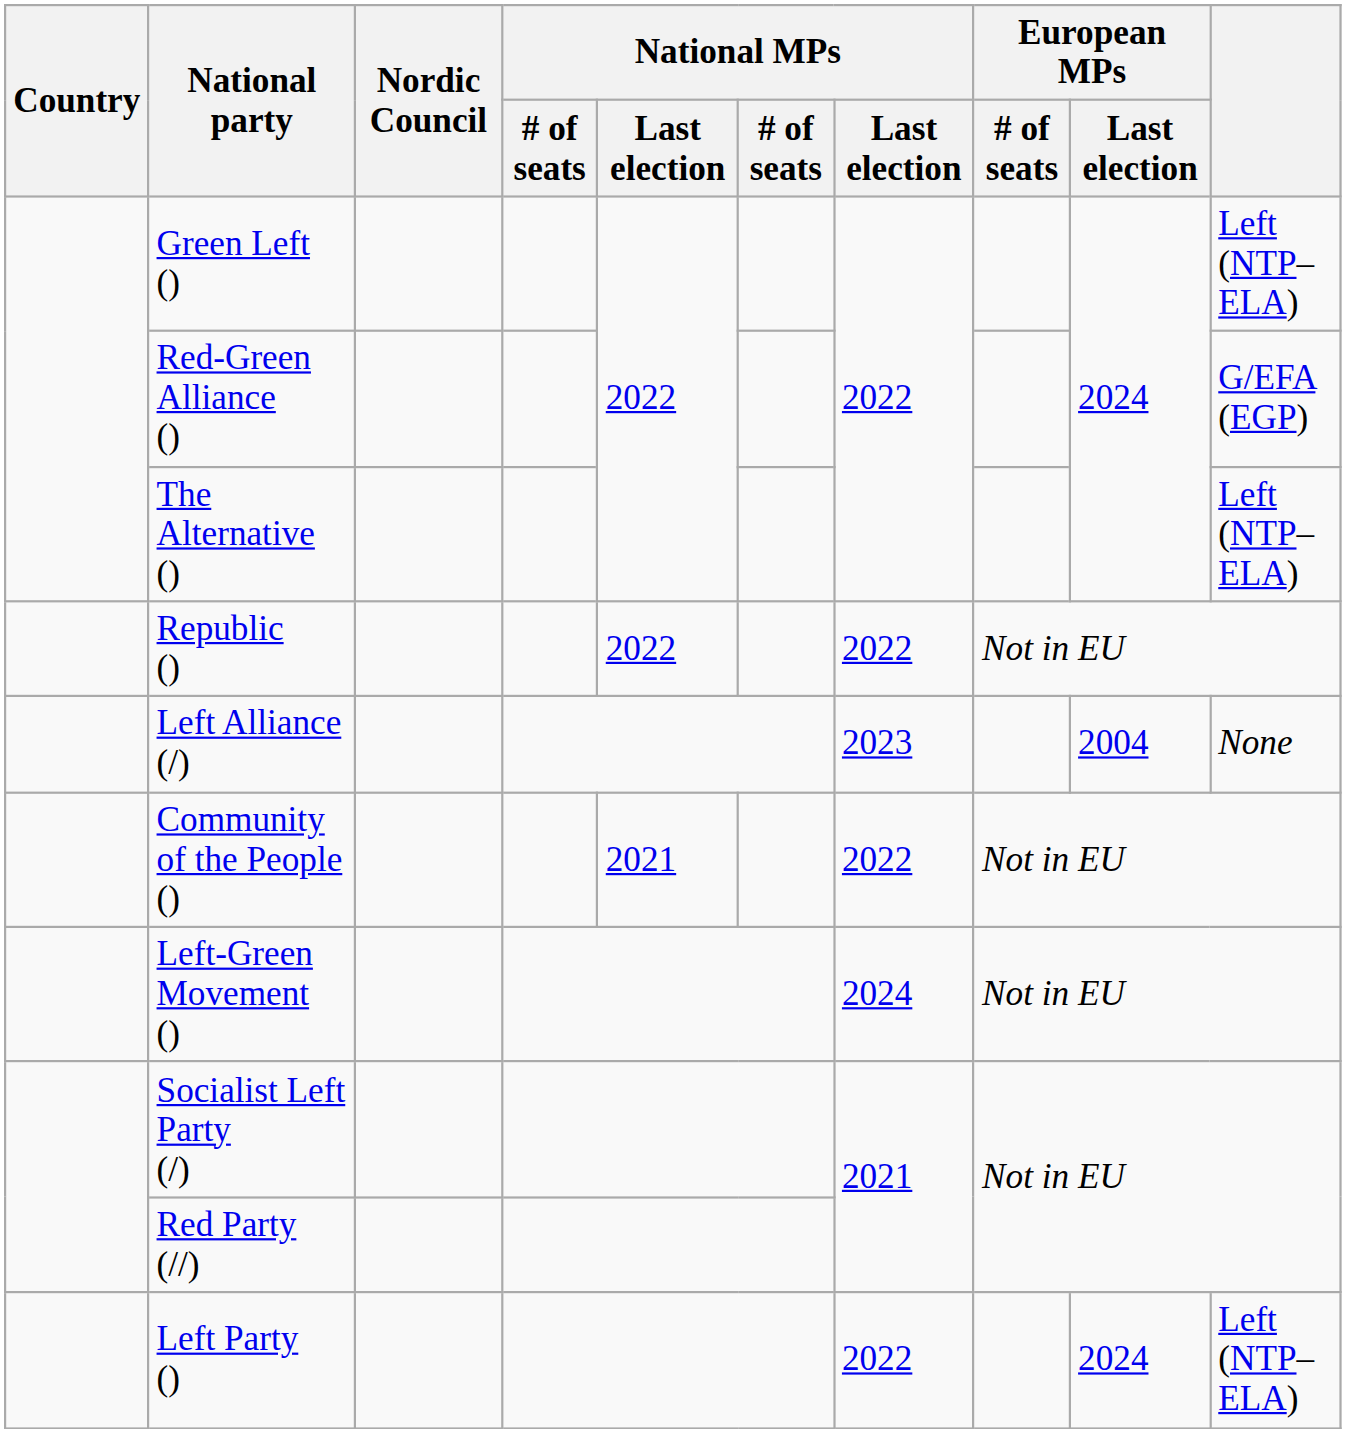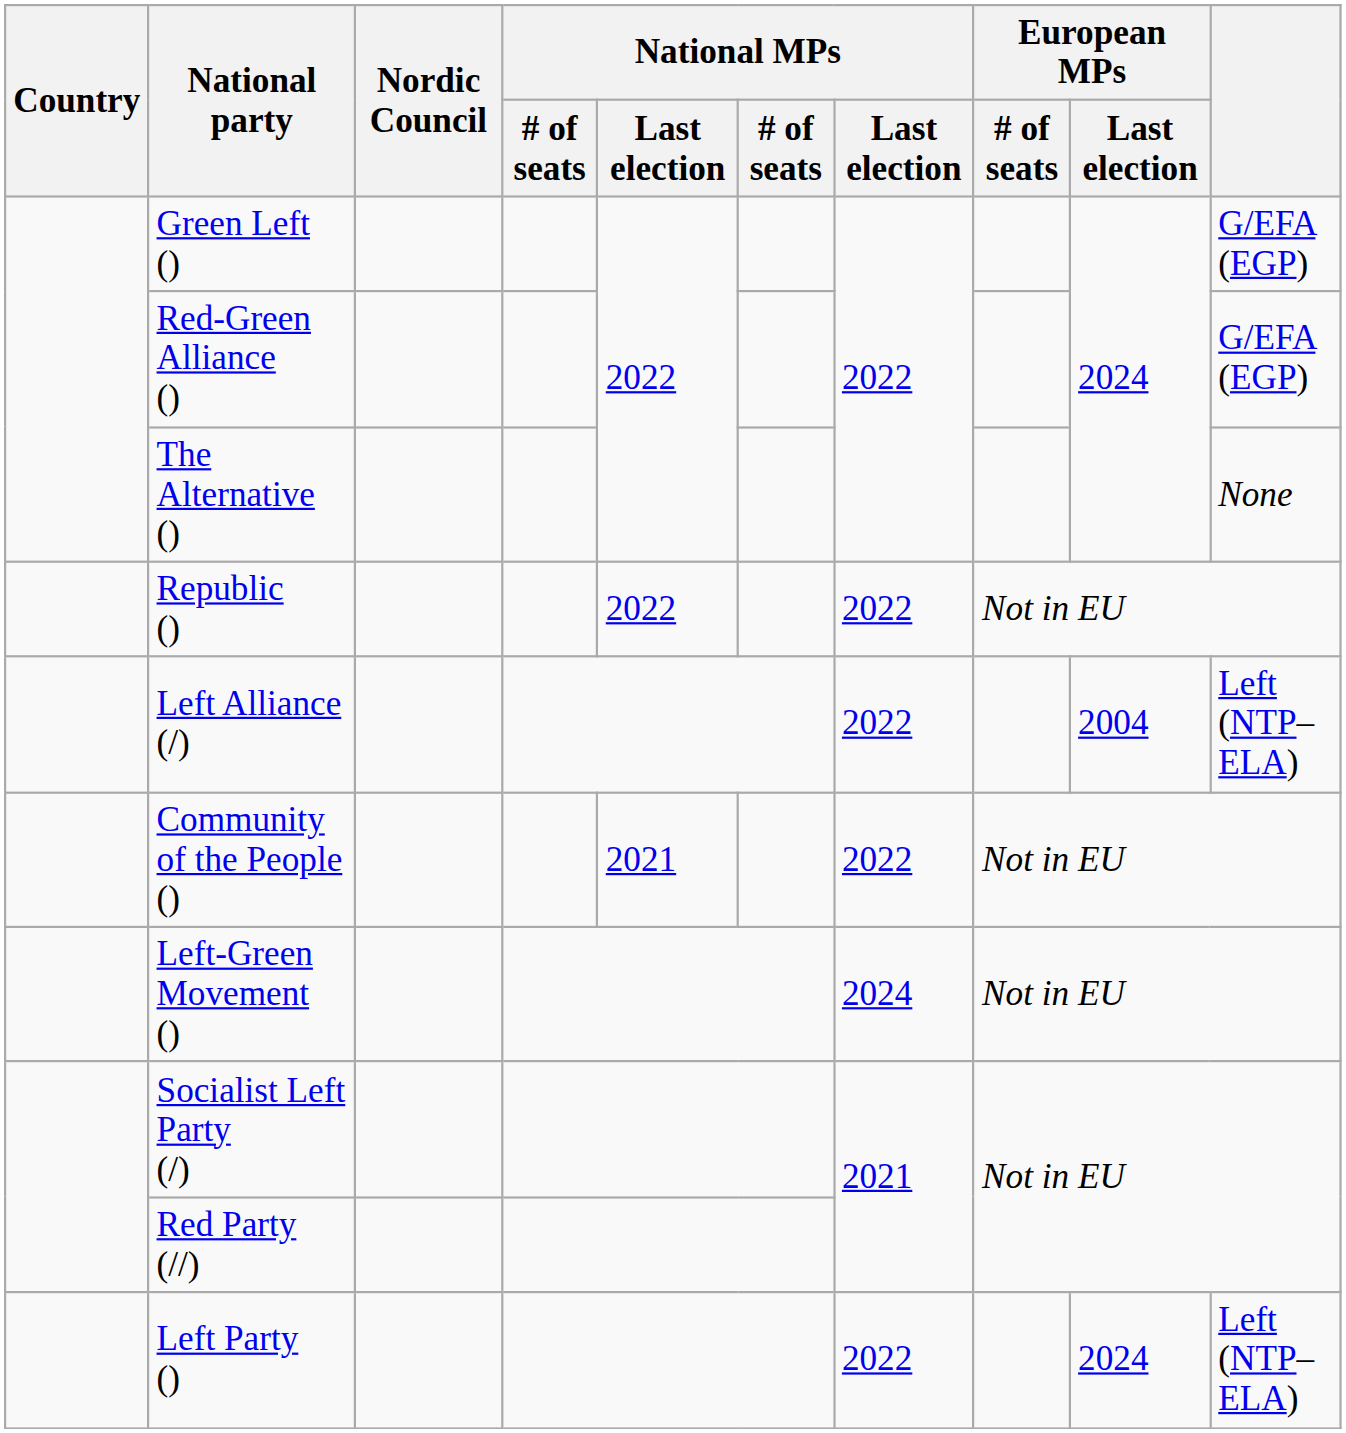(1266, 262) Left (NTP–ELA) -> (1267, 243) G/EFA (EGP)
(1266, 532) Left (NTP–ELA) -> (1255, 493) None
(877, 743) 2023 -> (877, 723) 2022
(1255, 743) None -> (1266, 723) Left (NTP–ELA)
